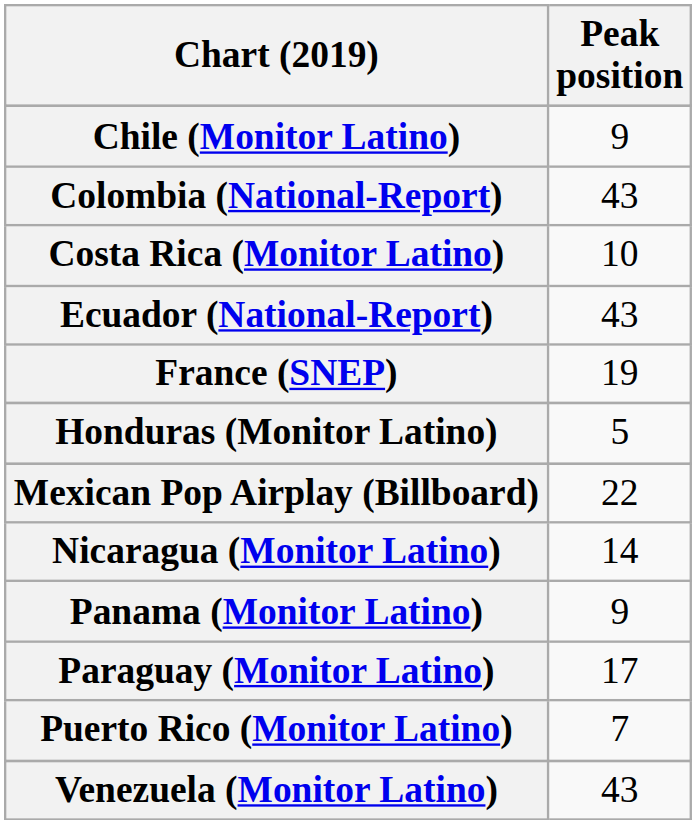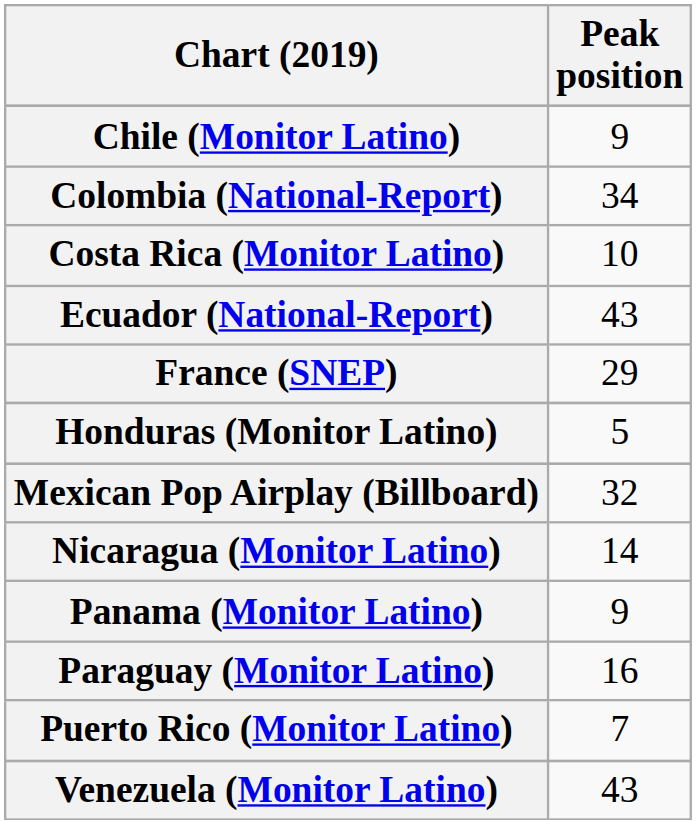(620, 195) 43 -> (620, 195) 34
(620, 373) 19 -> (620, 373) 29
(620, 491) 22 -> (620, 491) 32
(620, 670) 17 -> (620, 670) 16
